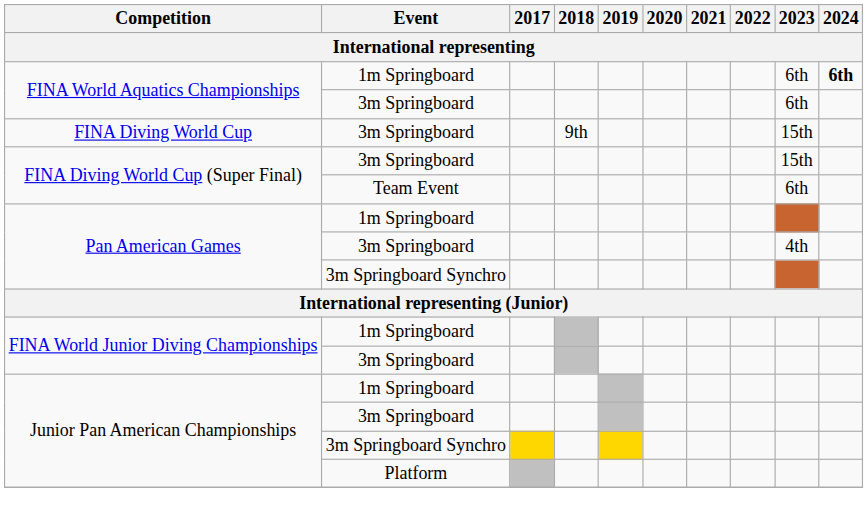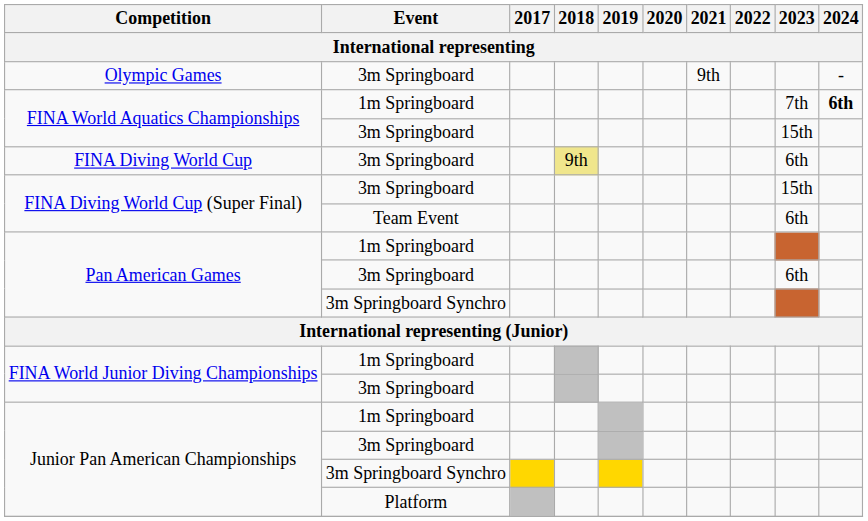+ row: (163, 75)
(797, 75) 6th -> (797, 103) 7th
(797, 103) 6th -> (797, 132) 15th
(576, 132) no background -> (576, 160) khaki background
(797, 132) 15th -> (797, 160) 6th
(797, 246) 4th -> (797, 274) 6th
